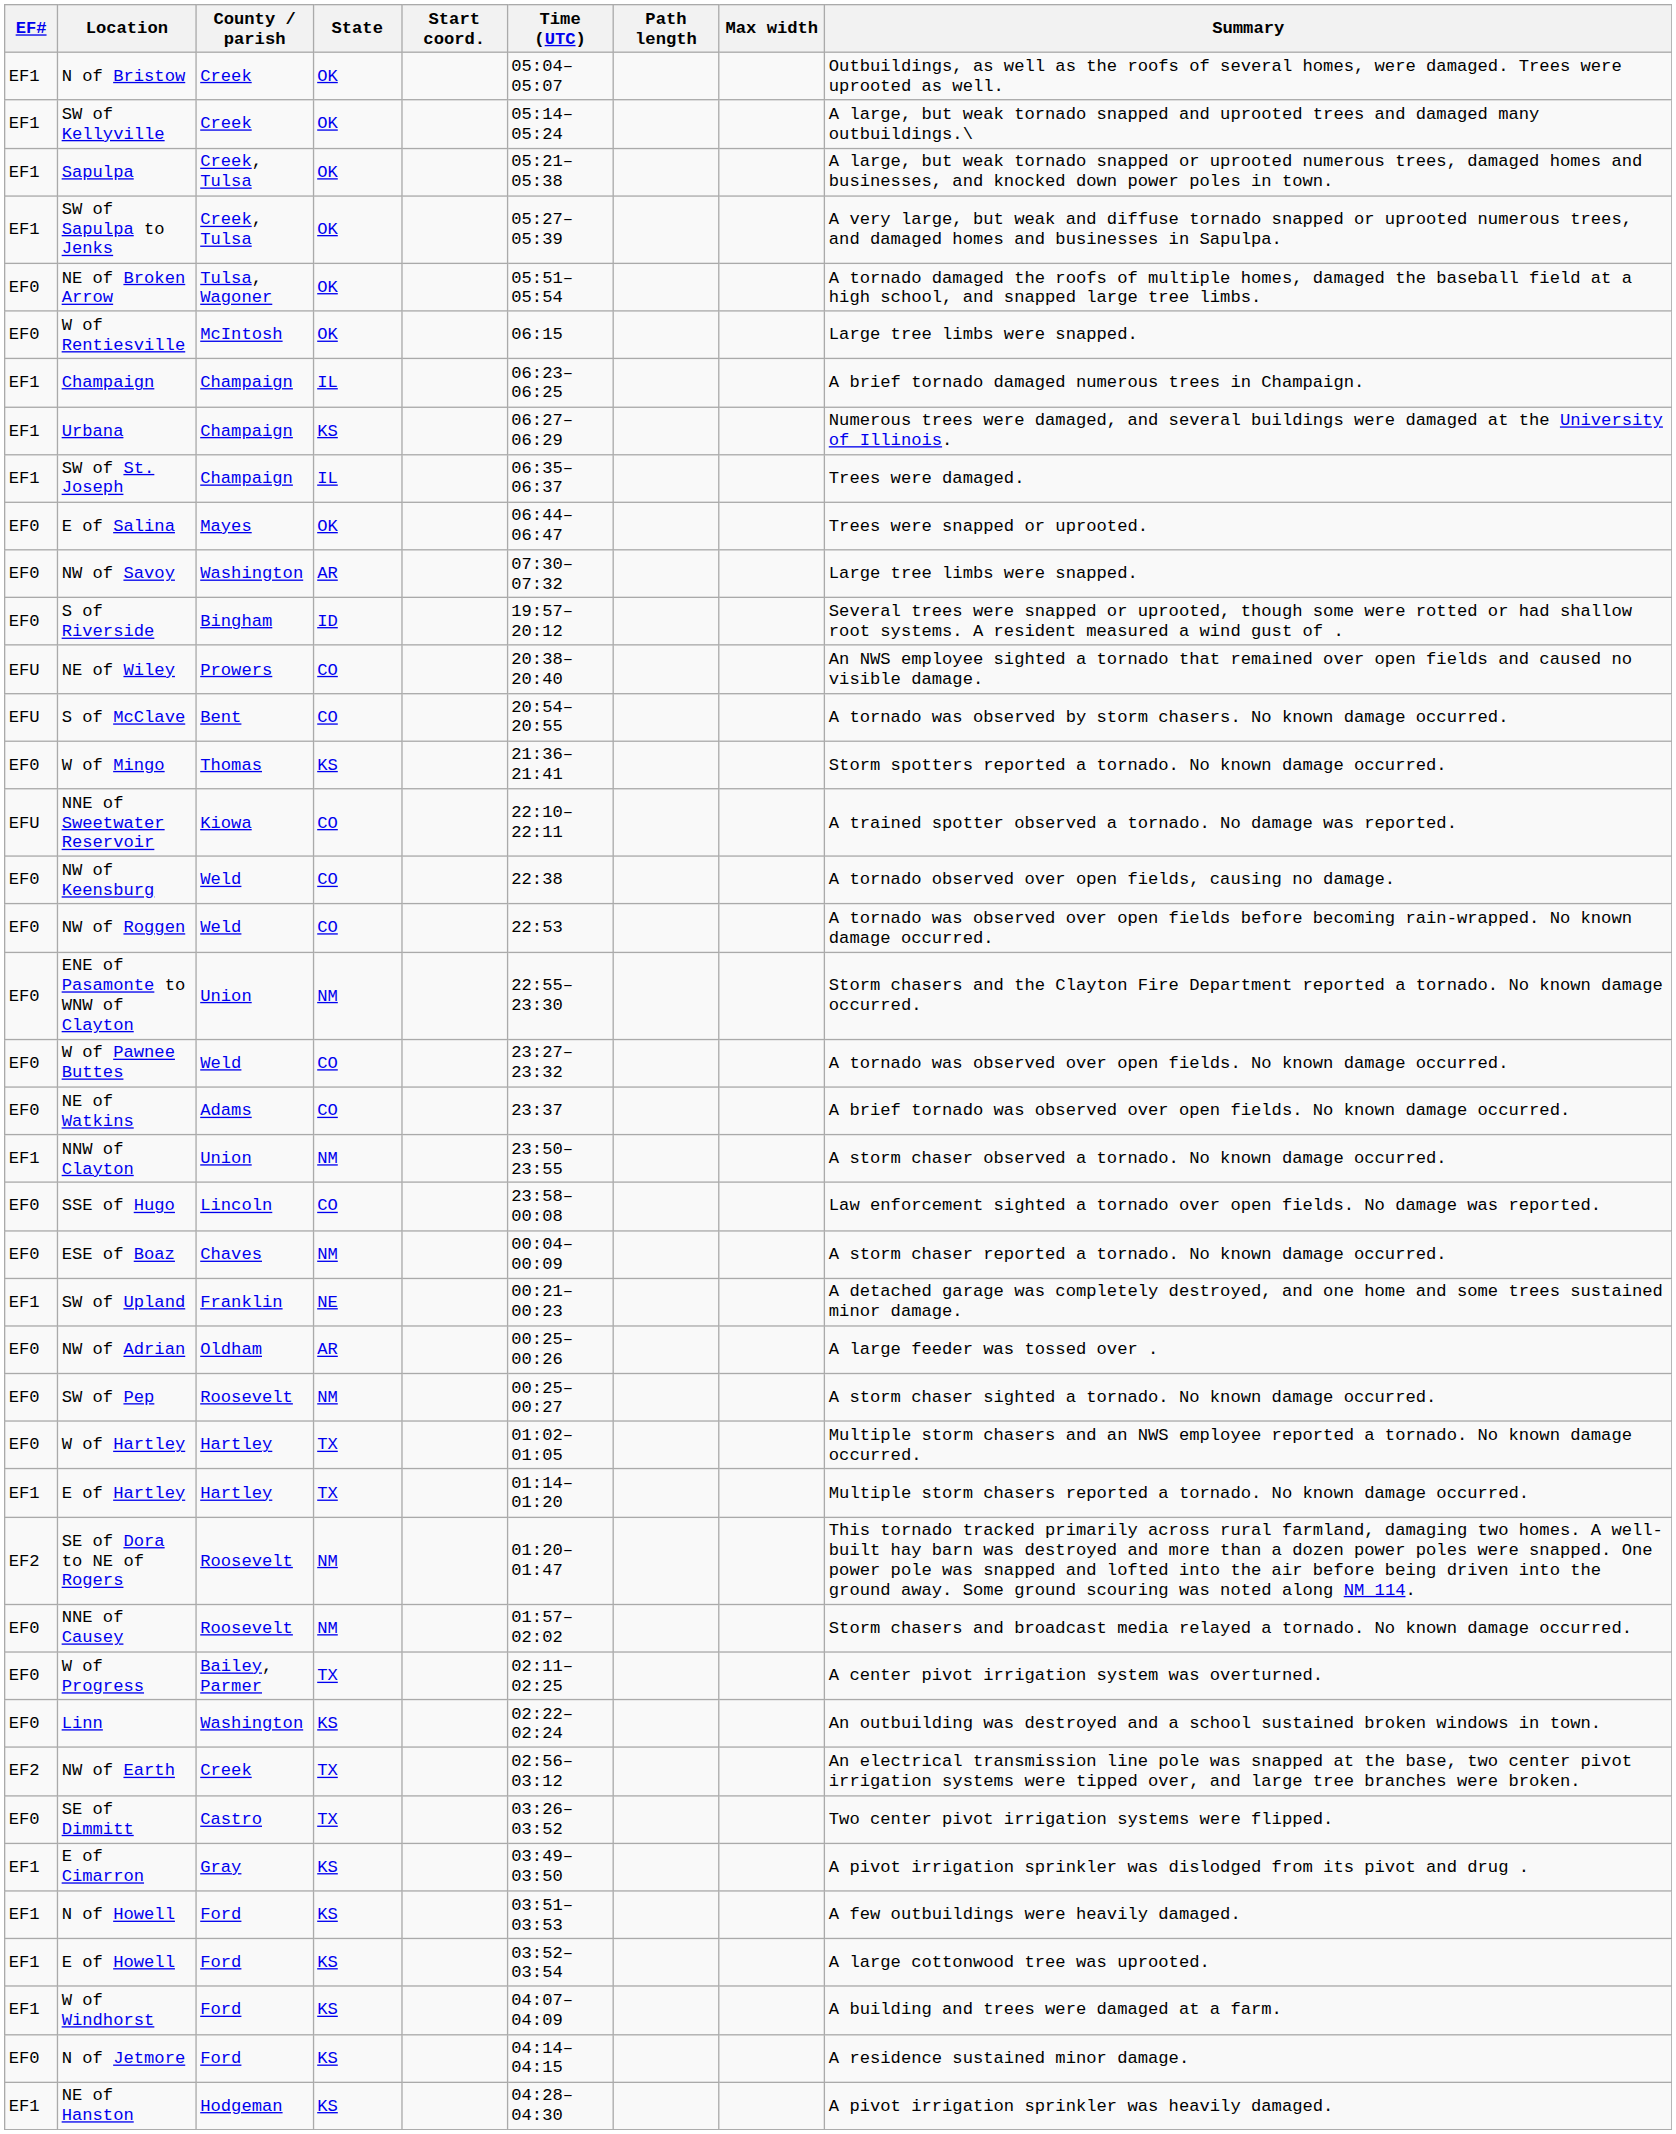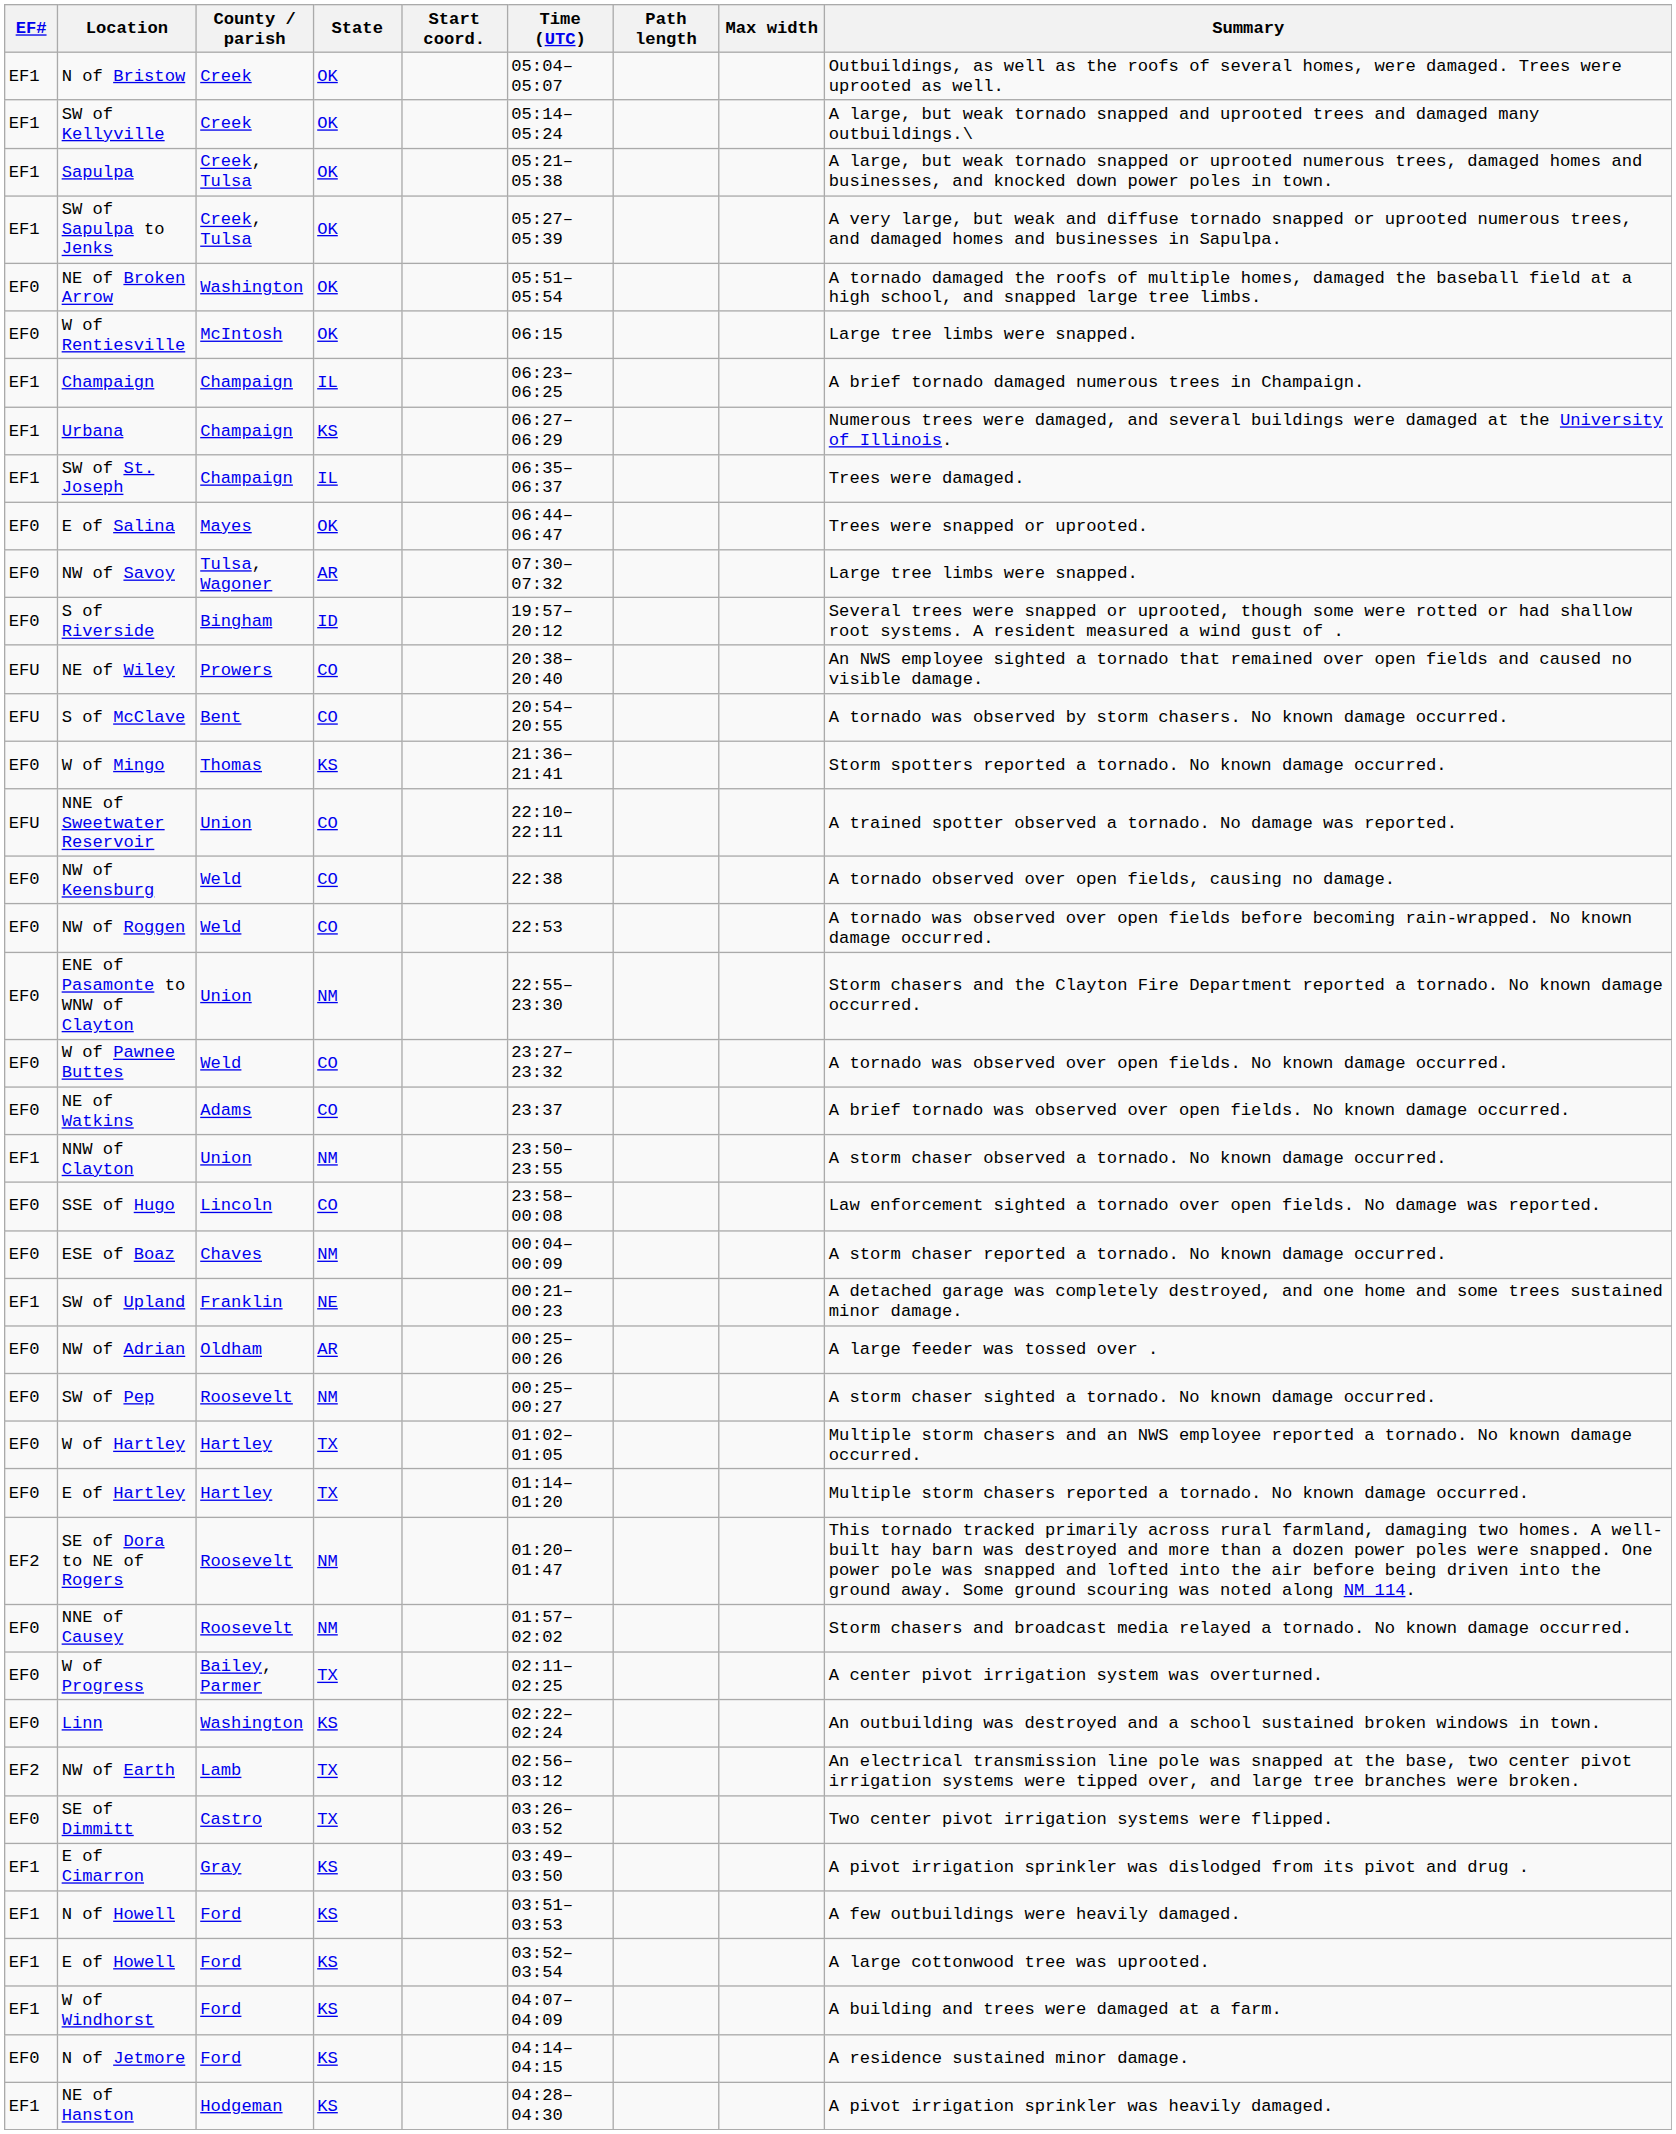(236, 287) Tulsa, Wagoner -> (252, 287) Washington
(252, 574) Washington -> (236, 574) Tulsa, Wagoner
(226, 823) Kiowa -> (226, 823) Union
(24, 1493) EF1 -> (24, 1493) EF0
(226, 1771) Creek -> (221, 1771) Lamb
